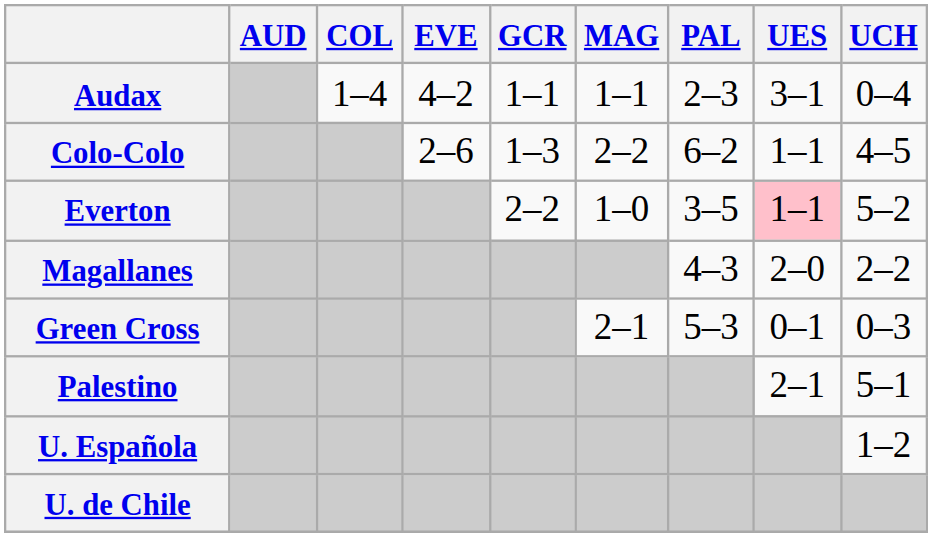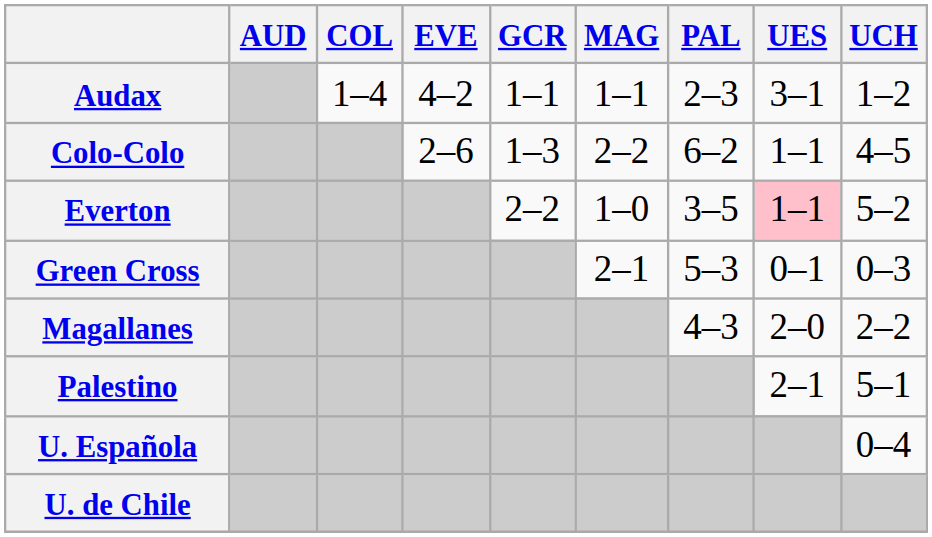(884, 92) 0–4 -> (884, 92) 1–2
rows swapped: (118, 329) <-> (118, 270)
(884, 444) 1–2 -> (884, 444) 0–4
